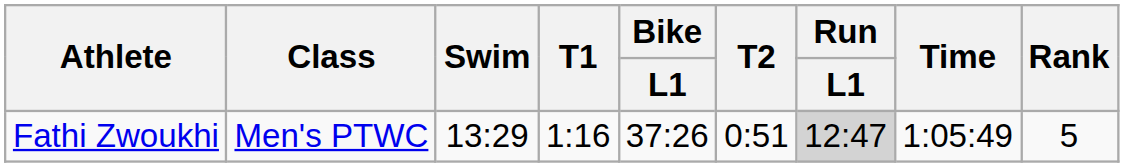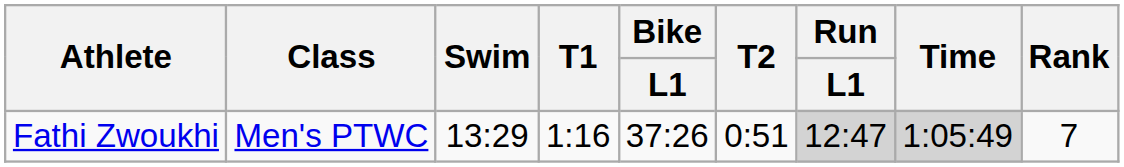(958, 136) no background -> (958, 136) lightgrey background
(1069, 136) 5 -> (1069, 136) 7
